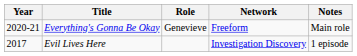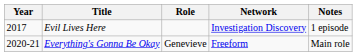rows swapped: (75, 43) <-> (102, 28)
